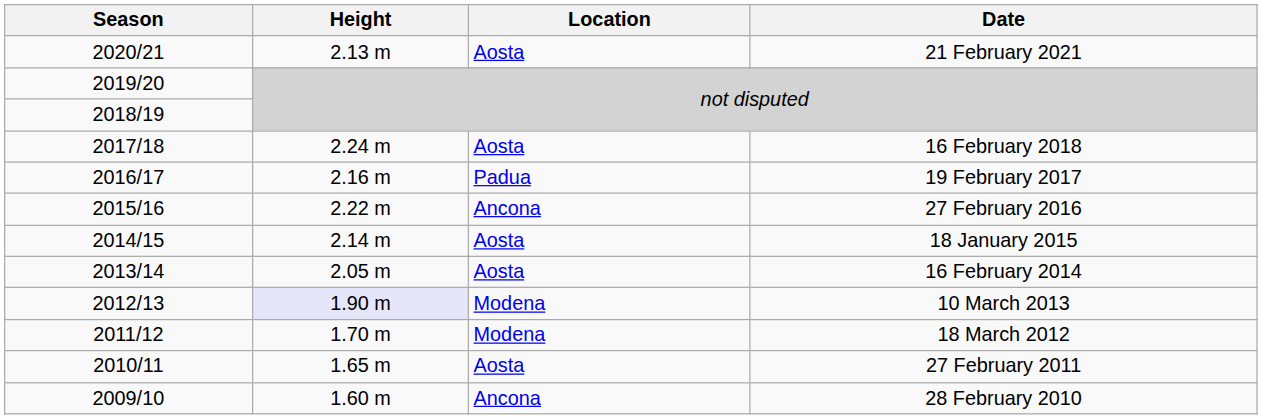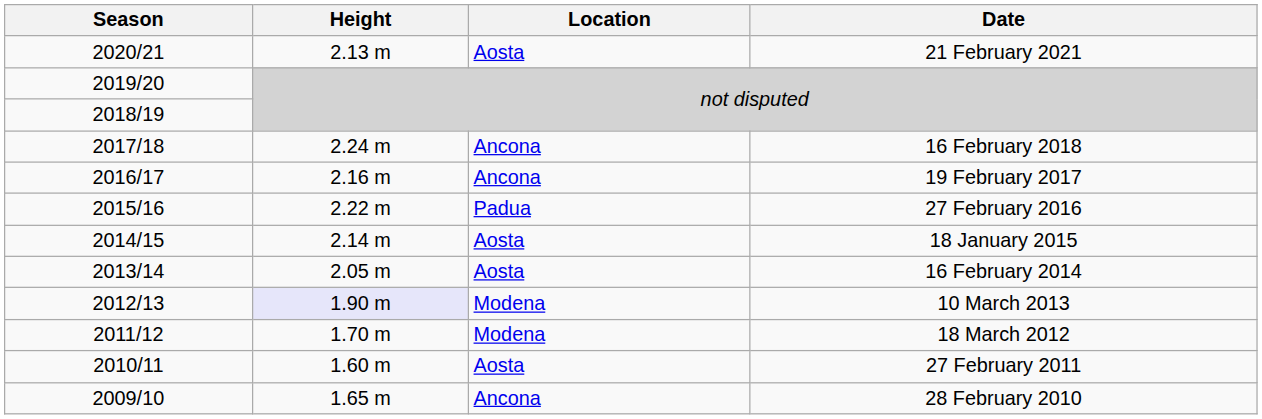(499, 146) Aosta -> (507, 146) Ancona
(502, 177) Padua -> (507, 177) Ancona
(507, 209) Ancona -> (502, 209) Padua
(361, 366) 1.65 m -> (361, 366) 1.60 m
(361, 397) 1.60 m -> (361, 397) 1.65 m
